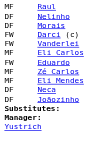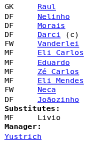(9, 7) MF -> (9, 7) GK
(9, 34) FW -> (9, 34) DF
(9, 62) FW -> (9, 62) MF
(9, 90) DF -> (9, 90) FW
+ row: (49, 118)
